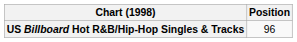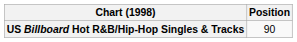(270, 29) 96 -> (270, 29) 90
